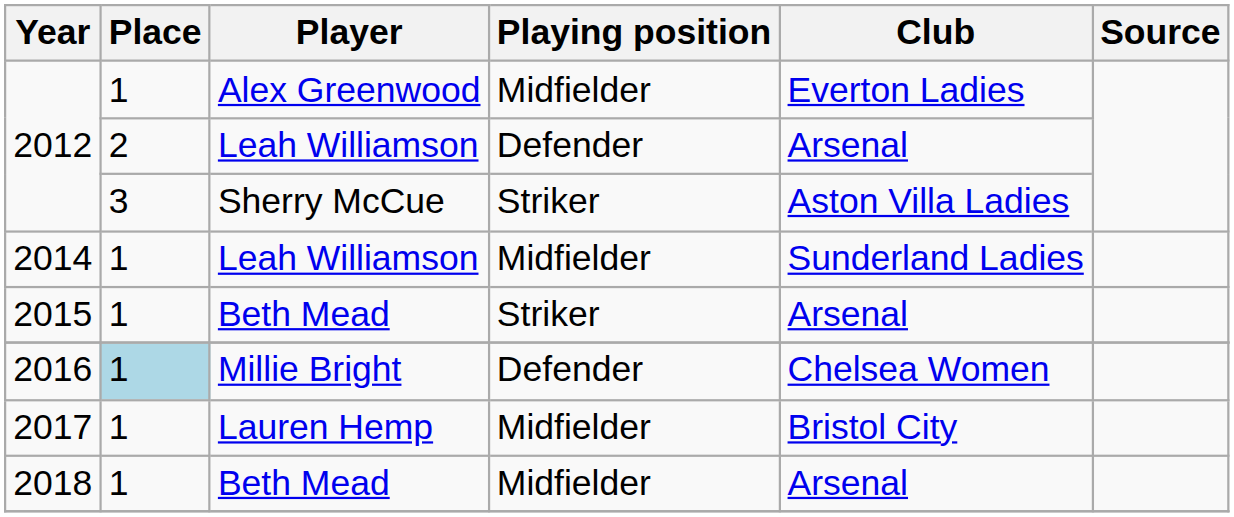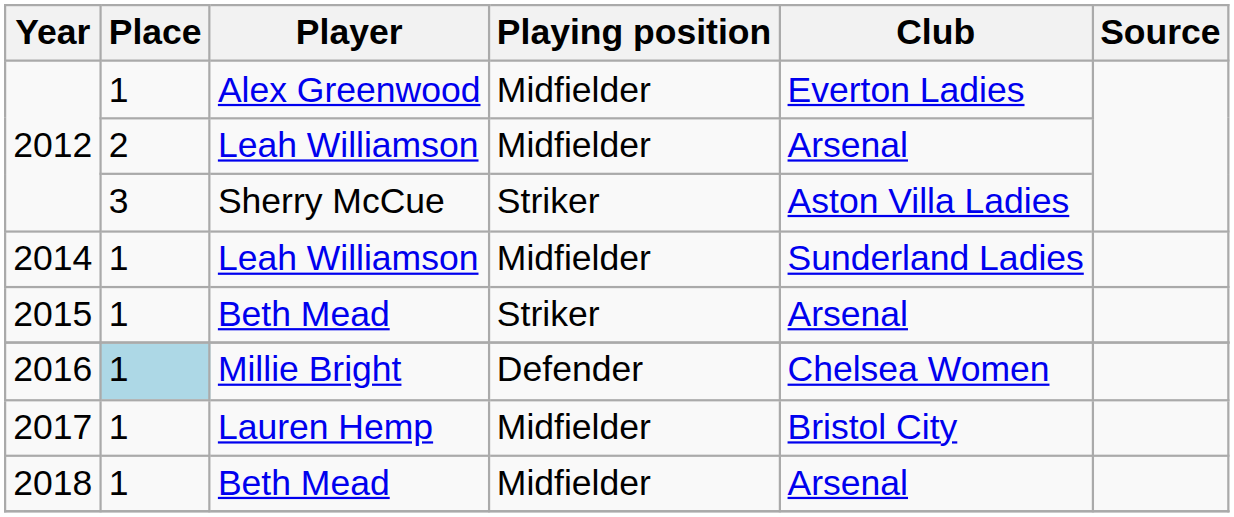(570, 145) Defender -> (574, 145) Midfielder
